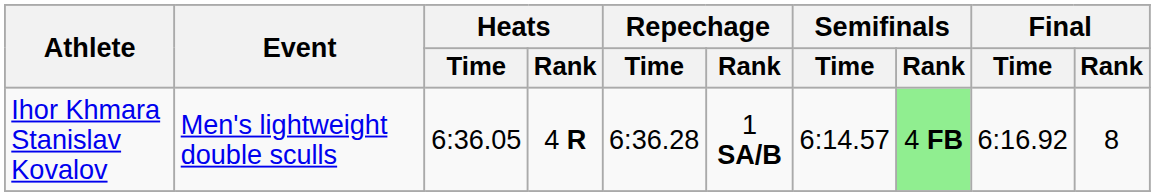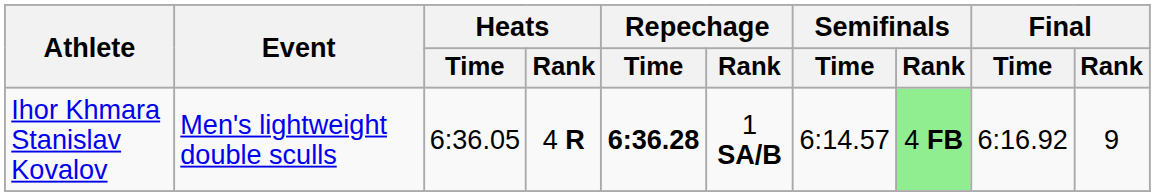(654, 140) normal -> (654, 140) bold
(1112, 140) 8 -> (1112, 140) 9
